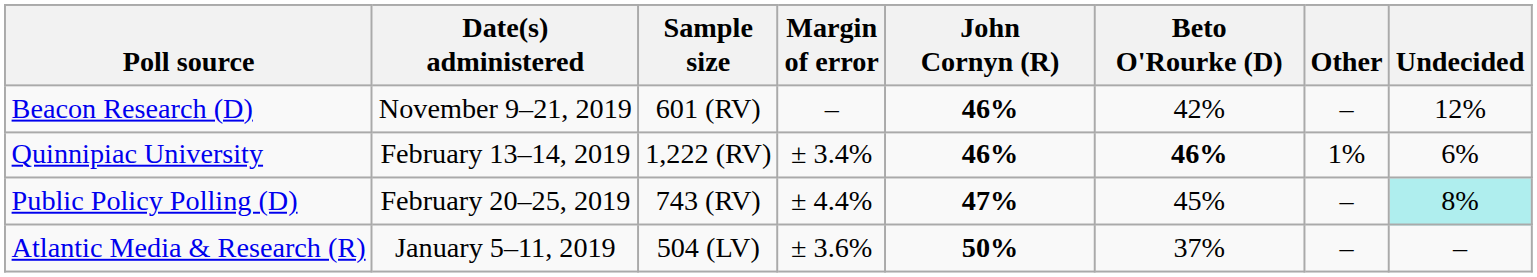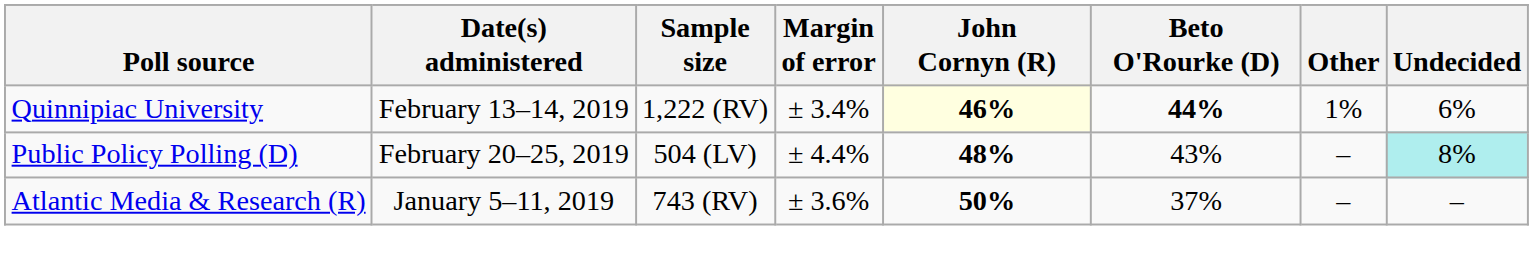- row: (132, 108)
(990, 154) no background -> (987, 108) lightyellow background
(1199, 154) 46% -> (1196, 108) 44%
(708, 201) 743 (RV) -> (705, 154) 504 (LV)
(990, 201) 47% -> (987, 154) 48%
(1199, 201) 45% -> (1196, 154) 43%
(708, 247) 504 (LV) -> (705, 201) 743 (RV)
